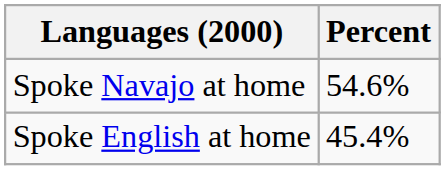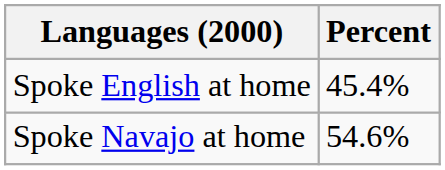rows swapped: (159, 84) <-> (162, 137)
